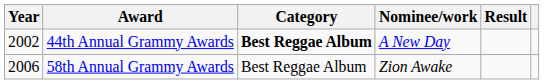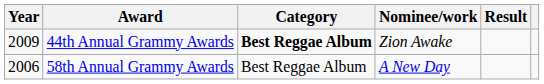(24, 41) 2002 -> (24, 41) 2009
(415, 41) A New Day -> (416, 41) Zion Awake
(416, 66) Zion Awake -> (415, 66) A New Day
